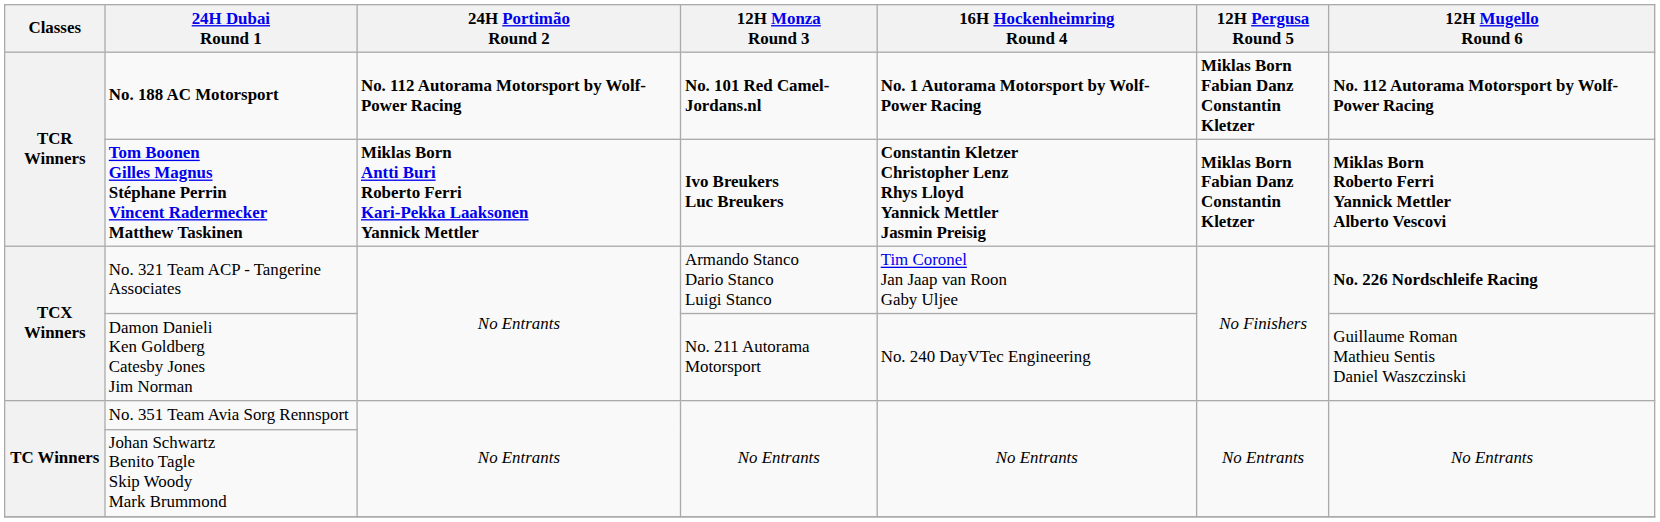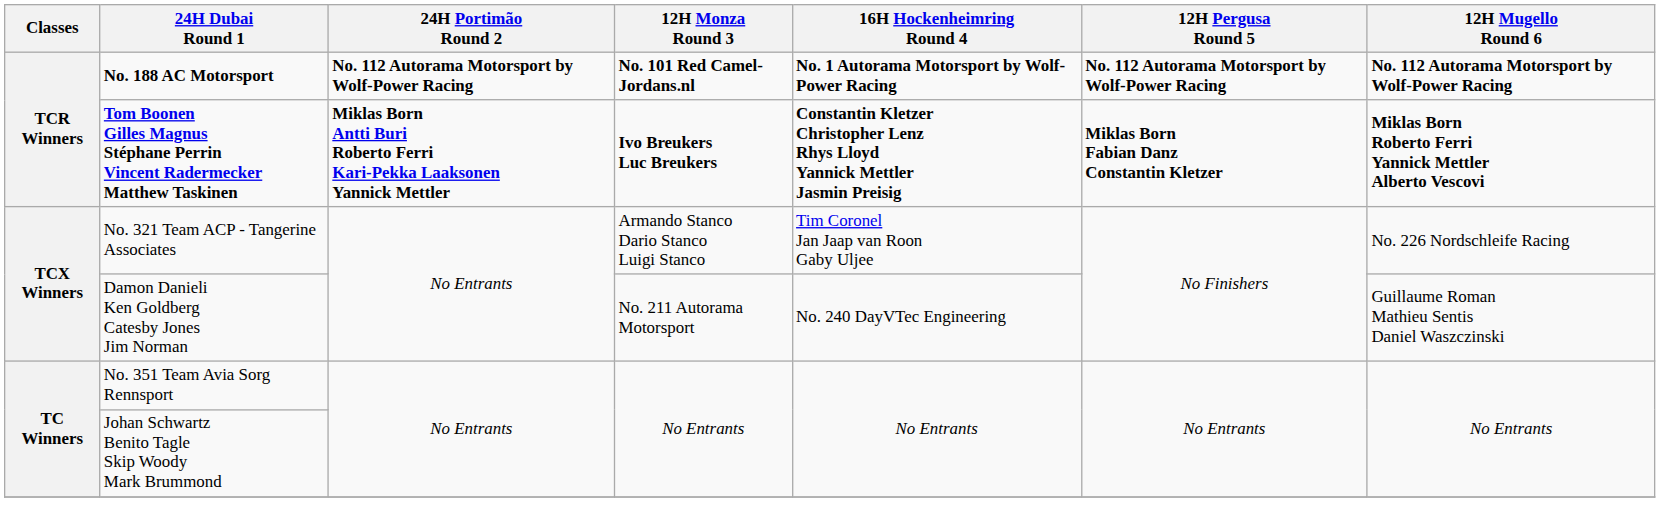(1247, 95) Miklas Born Fabian Danz Constantin Kletzer -> (1206, 75) No. 112 Autorama Motorsport by Wolf-Power Racing
(1435, 279) bold -> (1470, 240) normal
